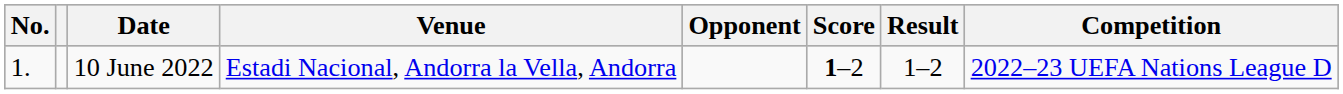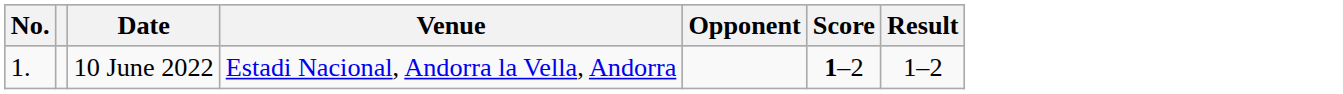- column: (1151, 25)
